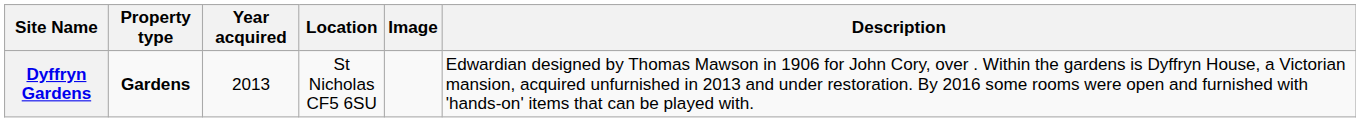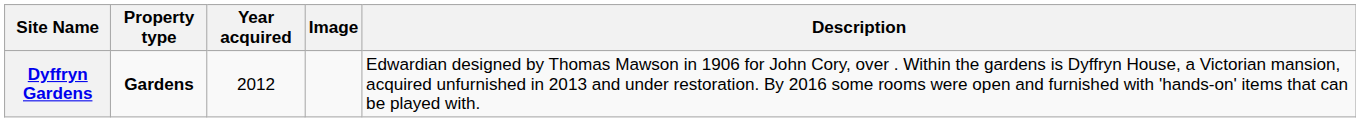- column: (342, 27)
(251, 83) 2013 -> (256, 83) 2012
